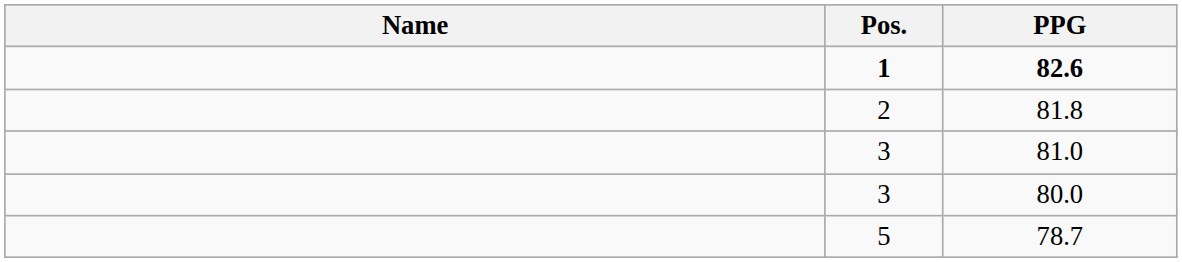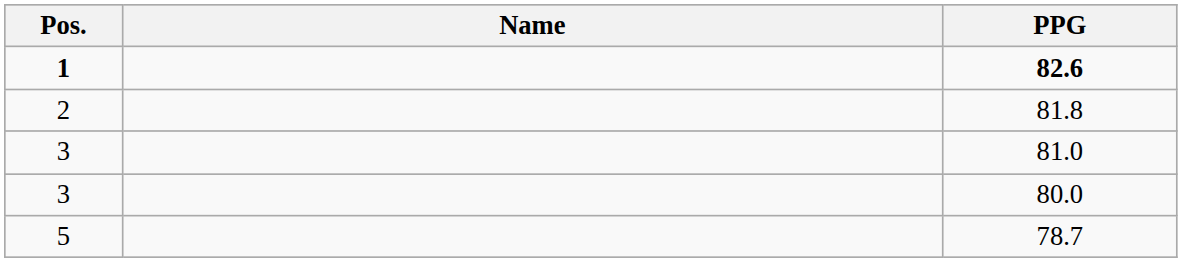columns swapped: (884, 25) <-> (415, 25)
